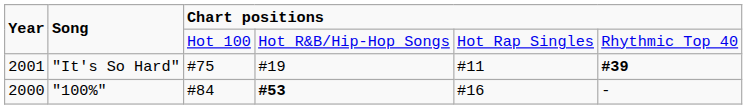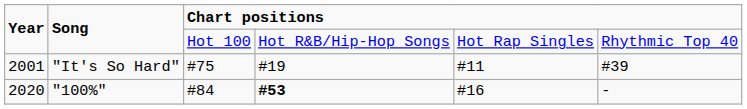(615, 67) bold -> (615, 67) normal
(26, 91) 2000 -> (26, 91) 2020
